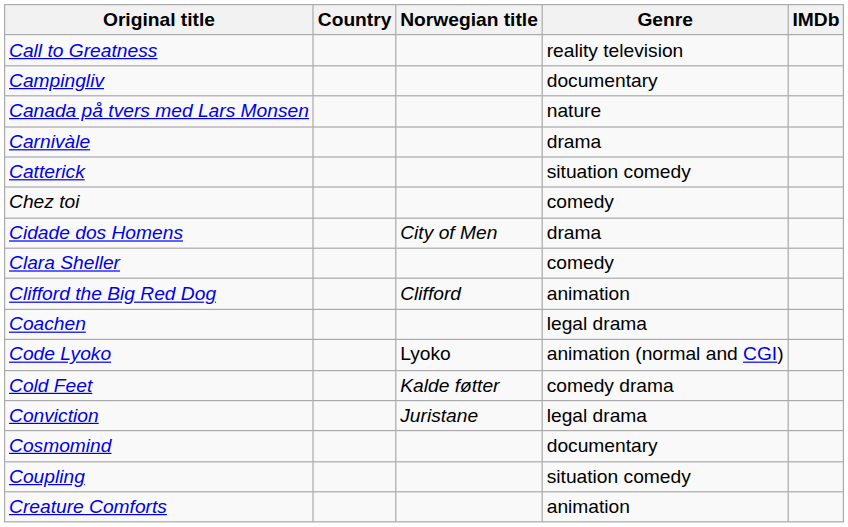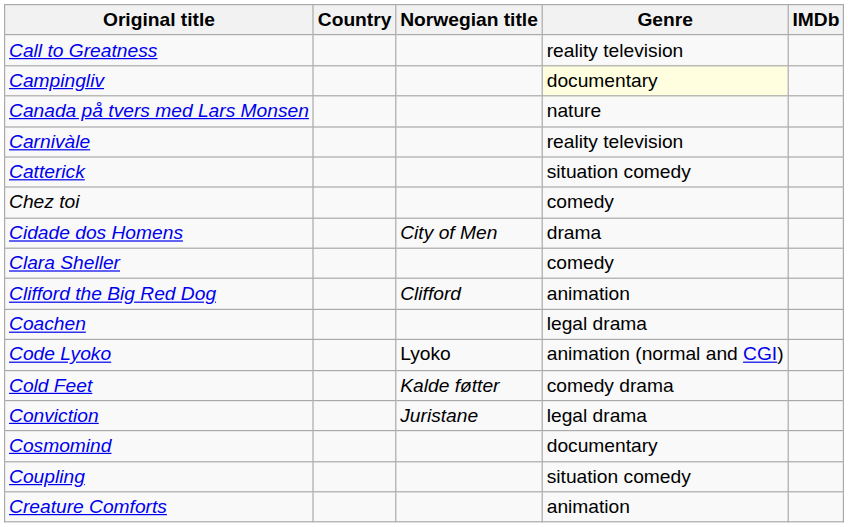(602, 80) no background -> (602, 80) lightyellow background
(574, 141) drama -> (615, 141) reality television
